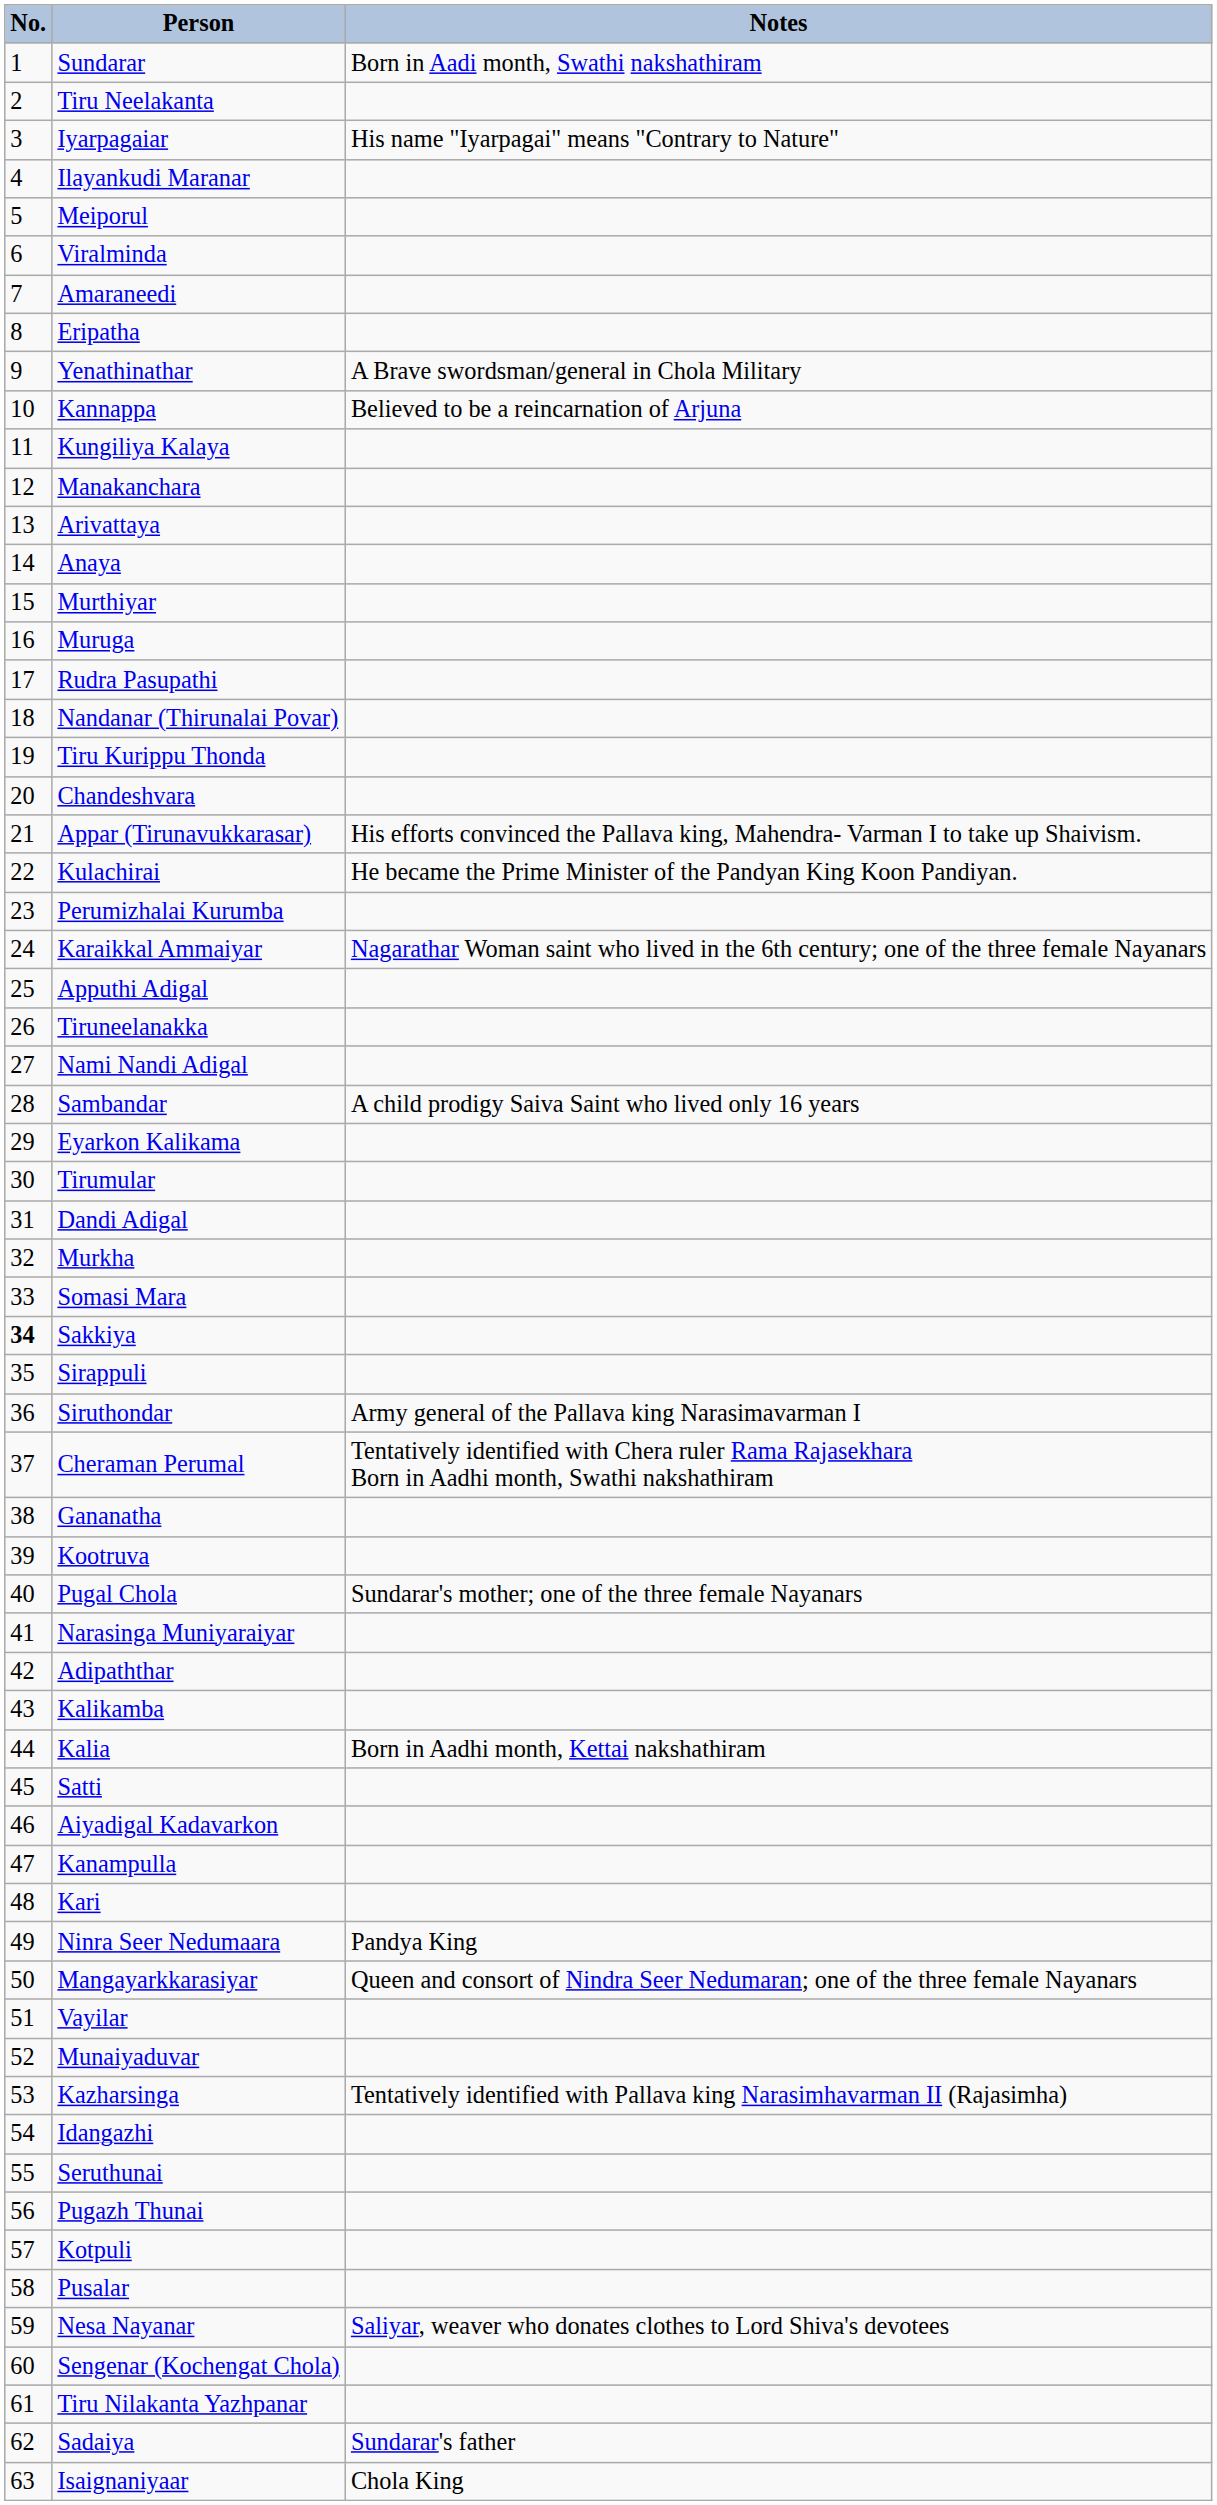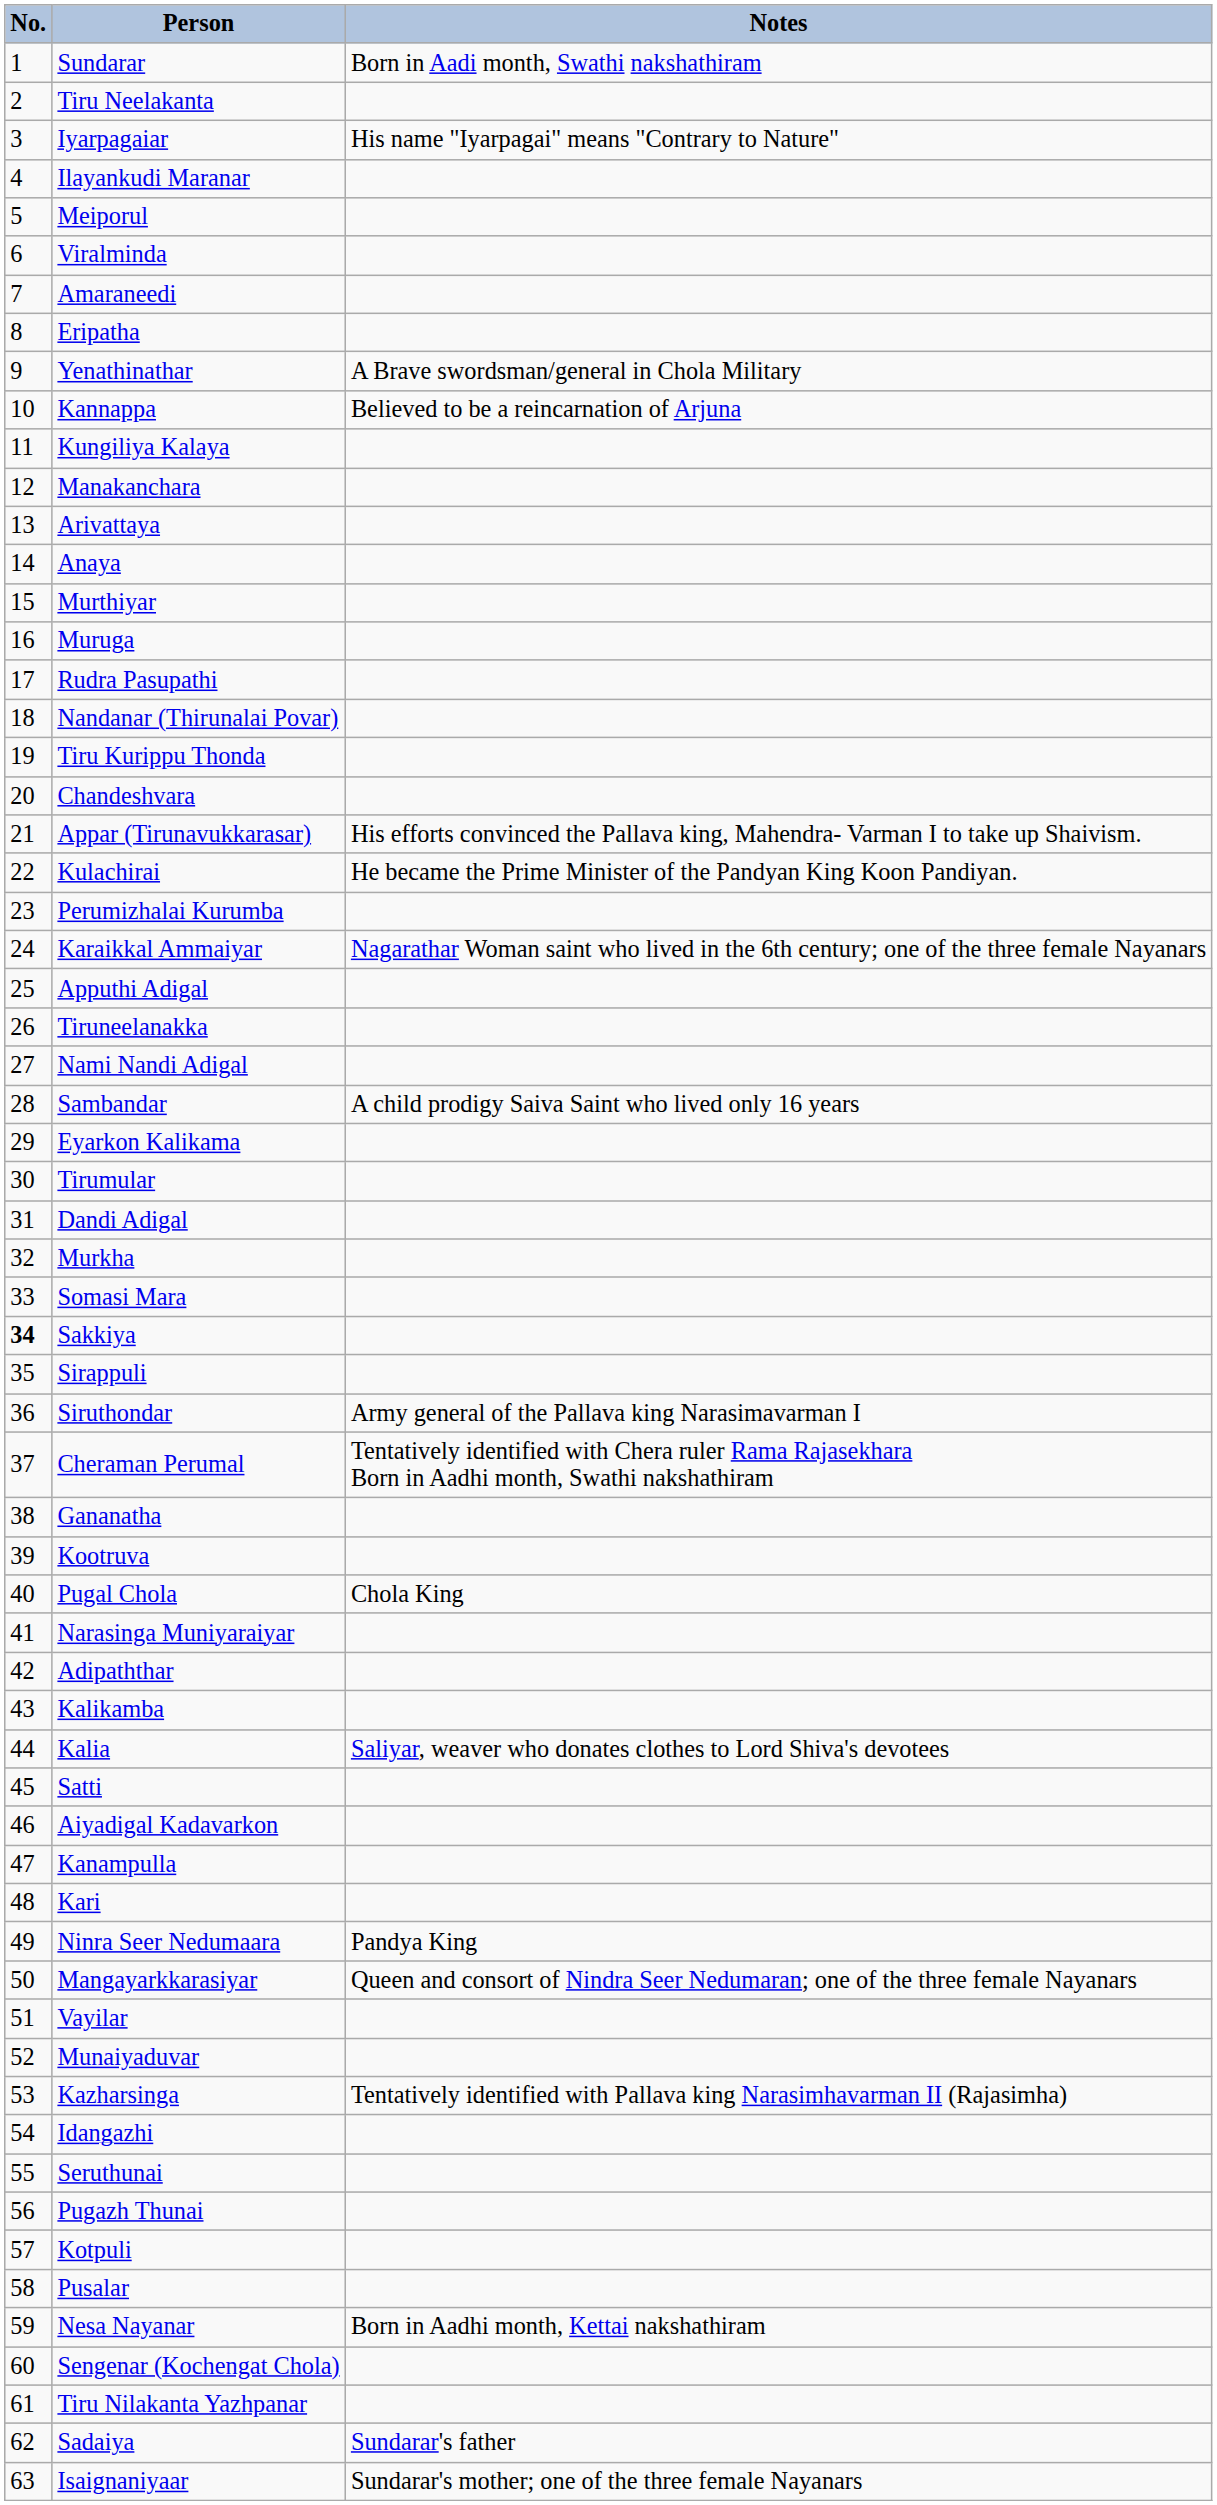(607, 1593) Sundarar's mother; one of the three female Nayanars -> (407, 1593) Chola King
(558, 1748) Born in Aadhi month, Kettai nakshathiram -> (650, 1748) Saliyar, weaver who donates clothes to Lord Shiva's devotees
(650, 2326) Saliyar, weaver who donates clothes to Lord Shiva's devotees -> (558, 2326) Born in Aadhi month, Kettai nakshathiram
(407, 2481) Chola King -> (607, 2481) Sundarar's mother; one of the three female Nayanars
